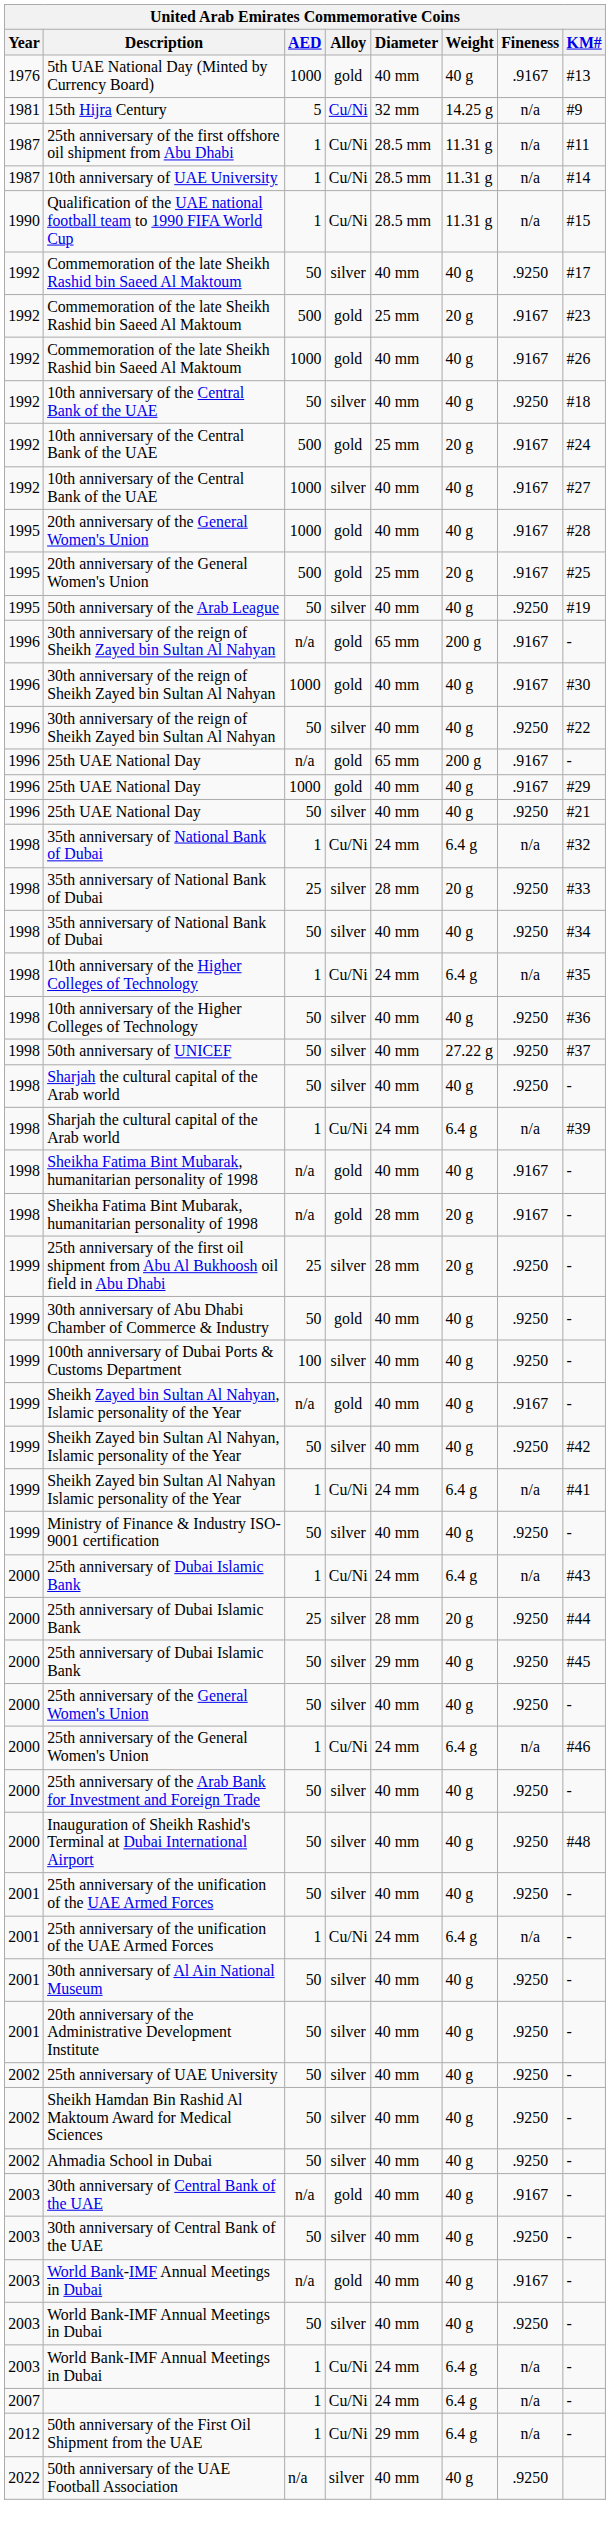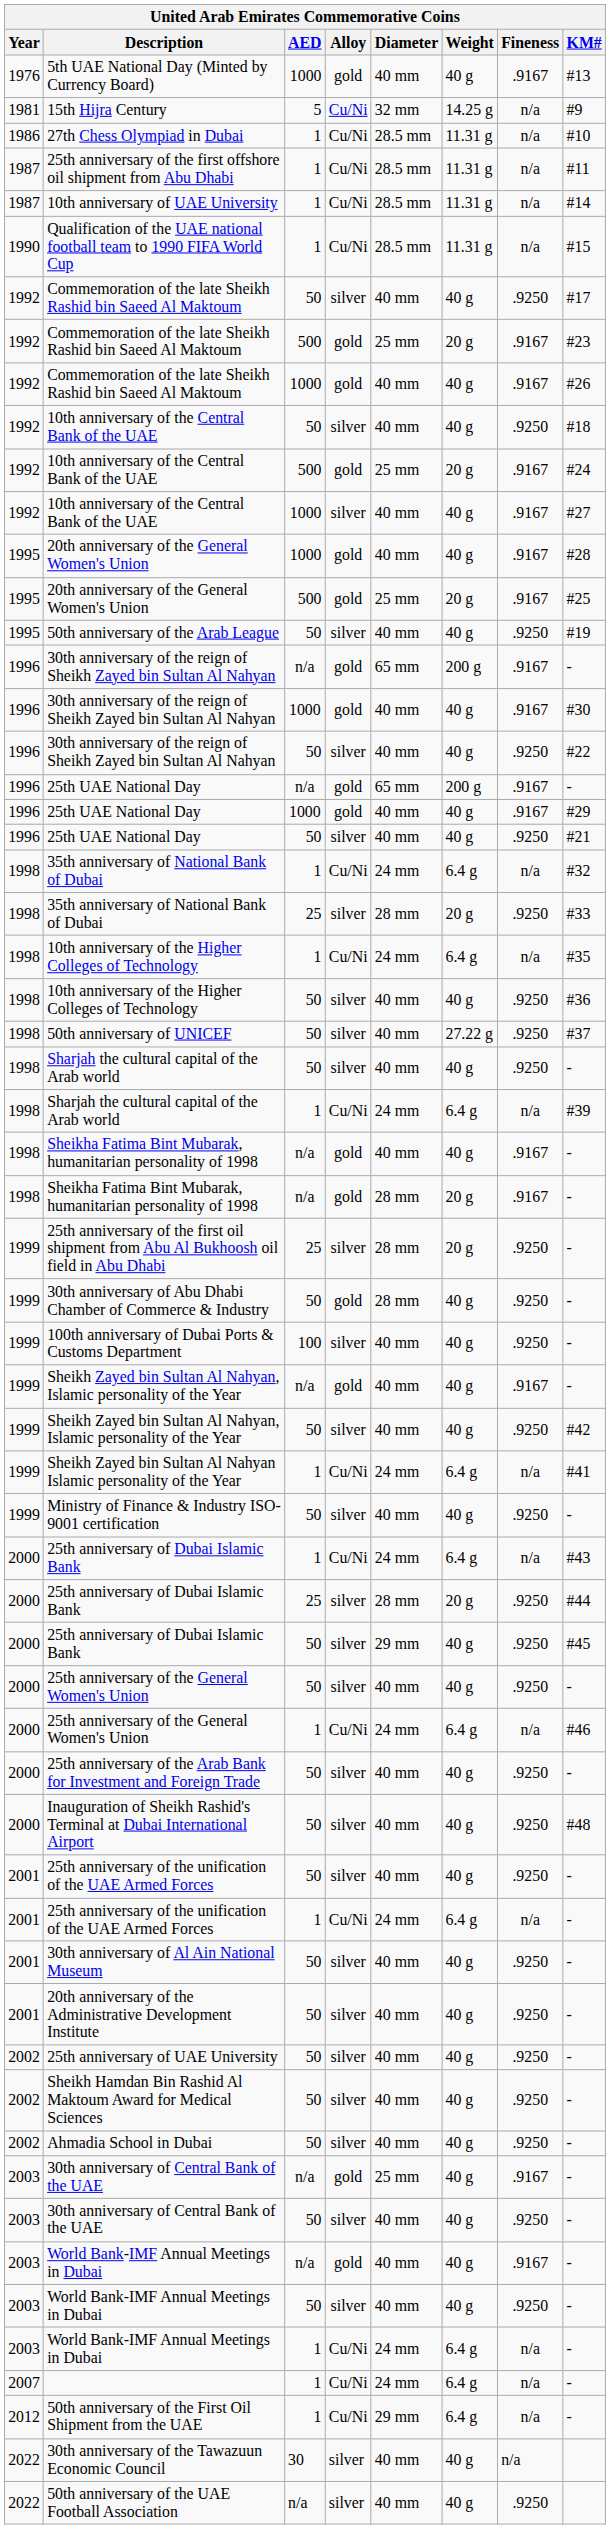+ row: (145, 135)
- row: (157, 931)
(397, 1318) 40 mm -> (397, 1300) 28 mm
(397, 2194) 40 mm -> (397, 2177) 25 mm
+ row: (155, 2459)
